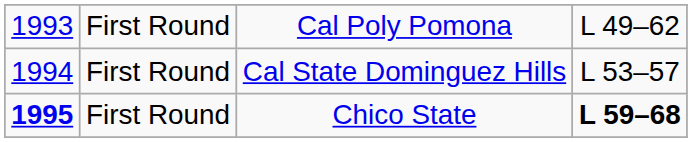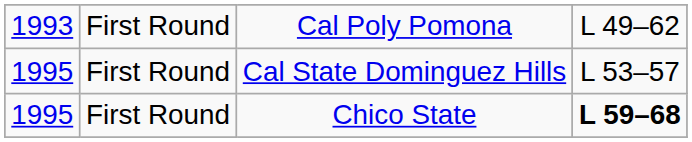(42, 70) 1994 -> (42, 70) 1995
(42, 114) bold -> (42, 114) normal
